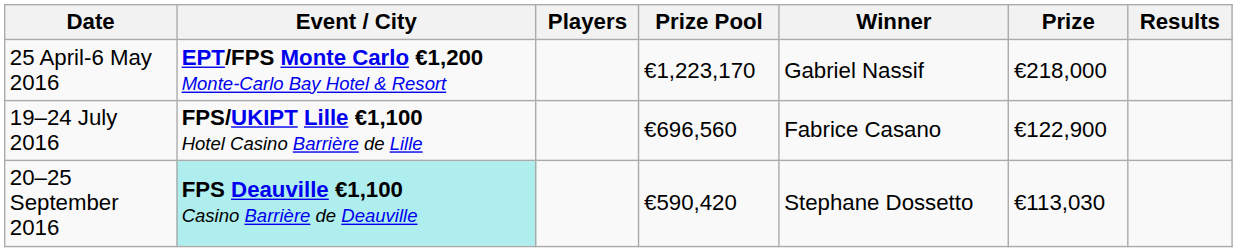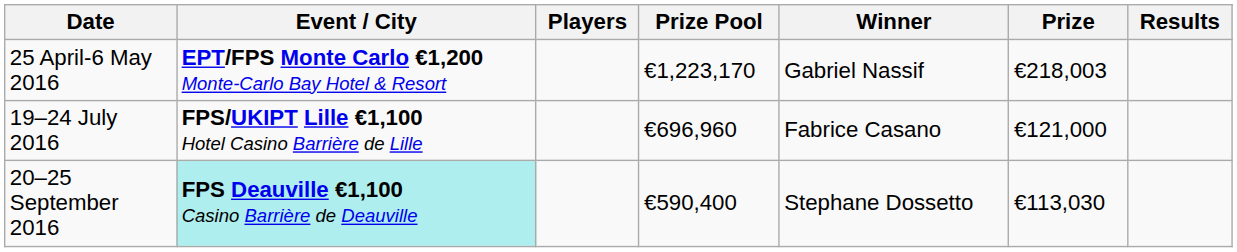(1060, 69) €218,000 -> (1060, 69) €218,003
(690, 130) €696,560 -> (690, 130) €696,960
(1060, 130) €122,900 -> (1060, 130) €121,000
(690, 203) €590,420 -> (690, 203) €590,400
